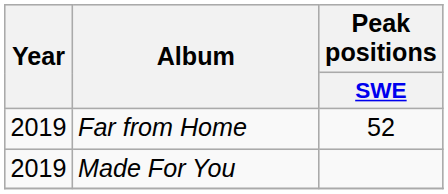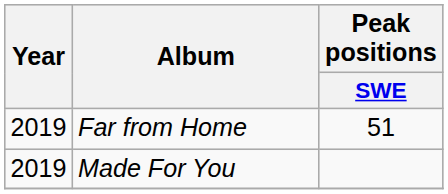(381, 128) 52 -> (381, 128) 51
